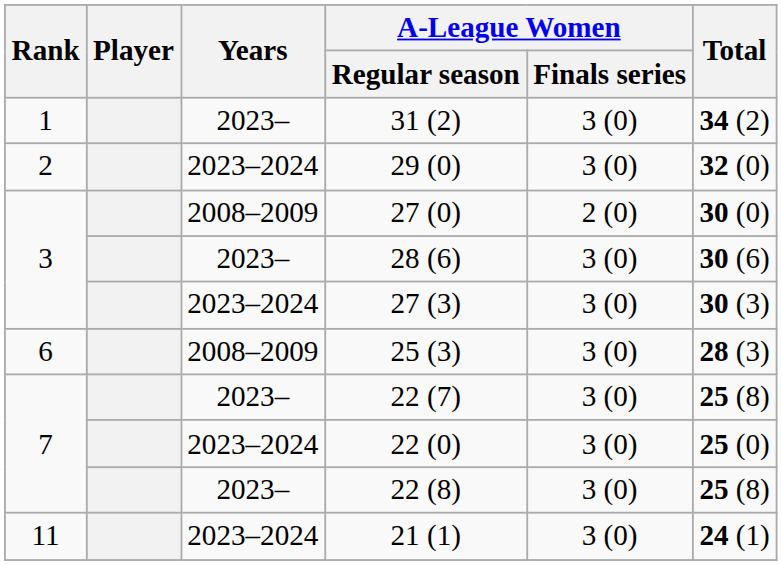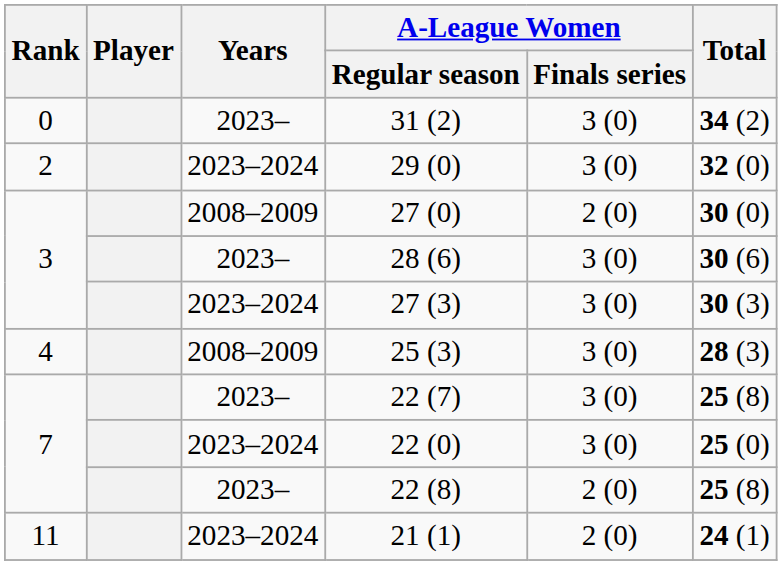(46, 119) 1 -> (46, 119) 0
(46, 350) 6 -> (46, 350) 4
(610, 489) 3 (0) -> (610, 489) 2 (0)
(610, 535) 3 (0) -> (610, 535) 2 (0)
